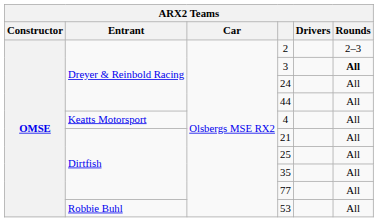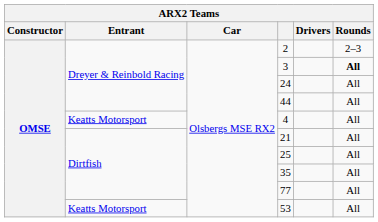(95, 207) Robbie Buhl -> (107, 207) Keatts Motorsport
